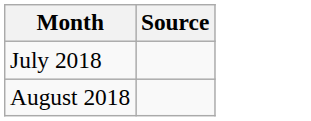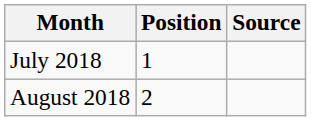+ column: (181, 23)
